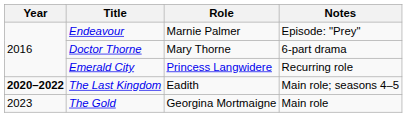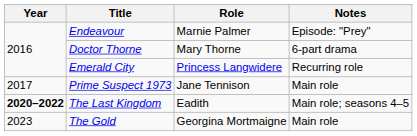+ row: (120, 85)
